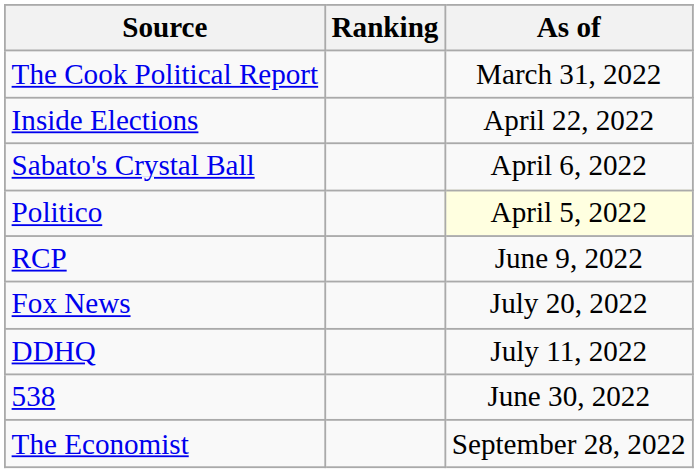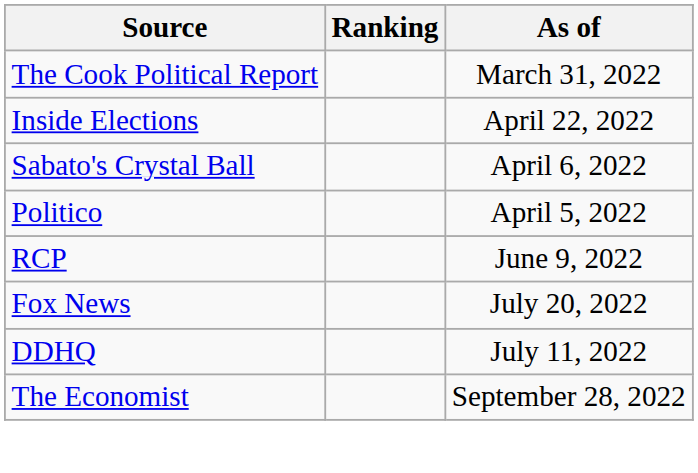(569, 212) lightyellow background -> (569, 212) no background
- row: (33, 397)
